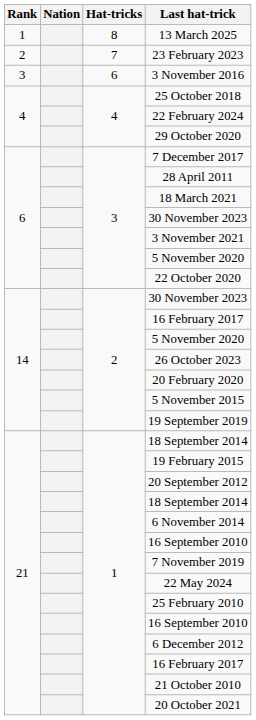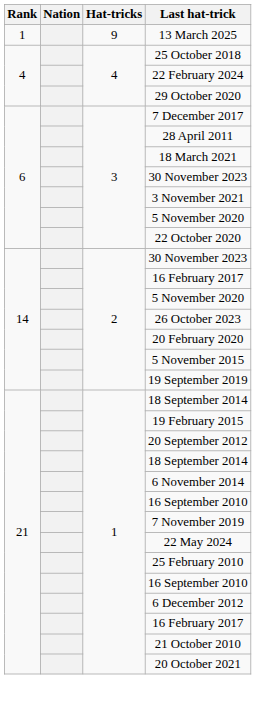(114, 34) 8 -> (114, 34) 9
- row: (22, 55)
- row: (22, 75)
